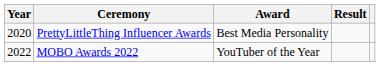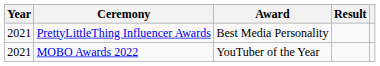(19, 33) 2020 -> (19, 33) 2021
(19, 52) 2022 -> (19, 52) 2021
